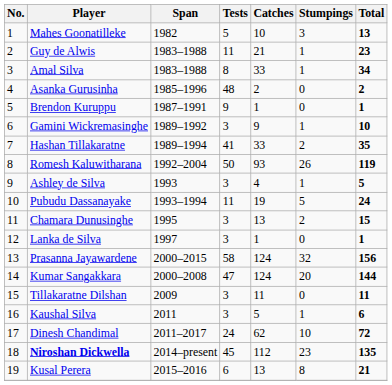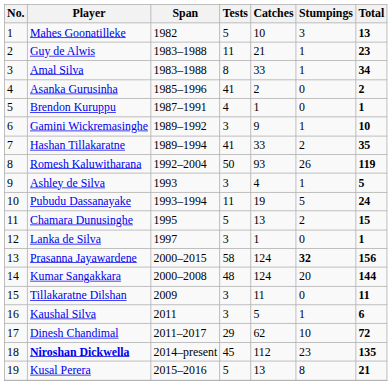(229, 88) 48 -> (229, 88) 41
(226, 107) 9 -> (226, 107) 4
(226, 220) 3 -> (226, 220) 5
(305, 257) normal -> (305, 257) bold
(229, 276) 47 -> (229, 276) 48
(229, 333) 24 -> (229, 333) 29
(226, 370) 6 -> (226, 370) 5
